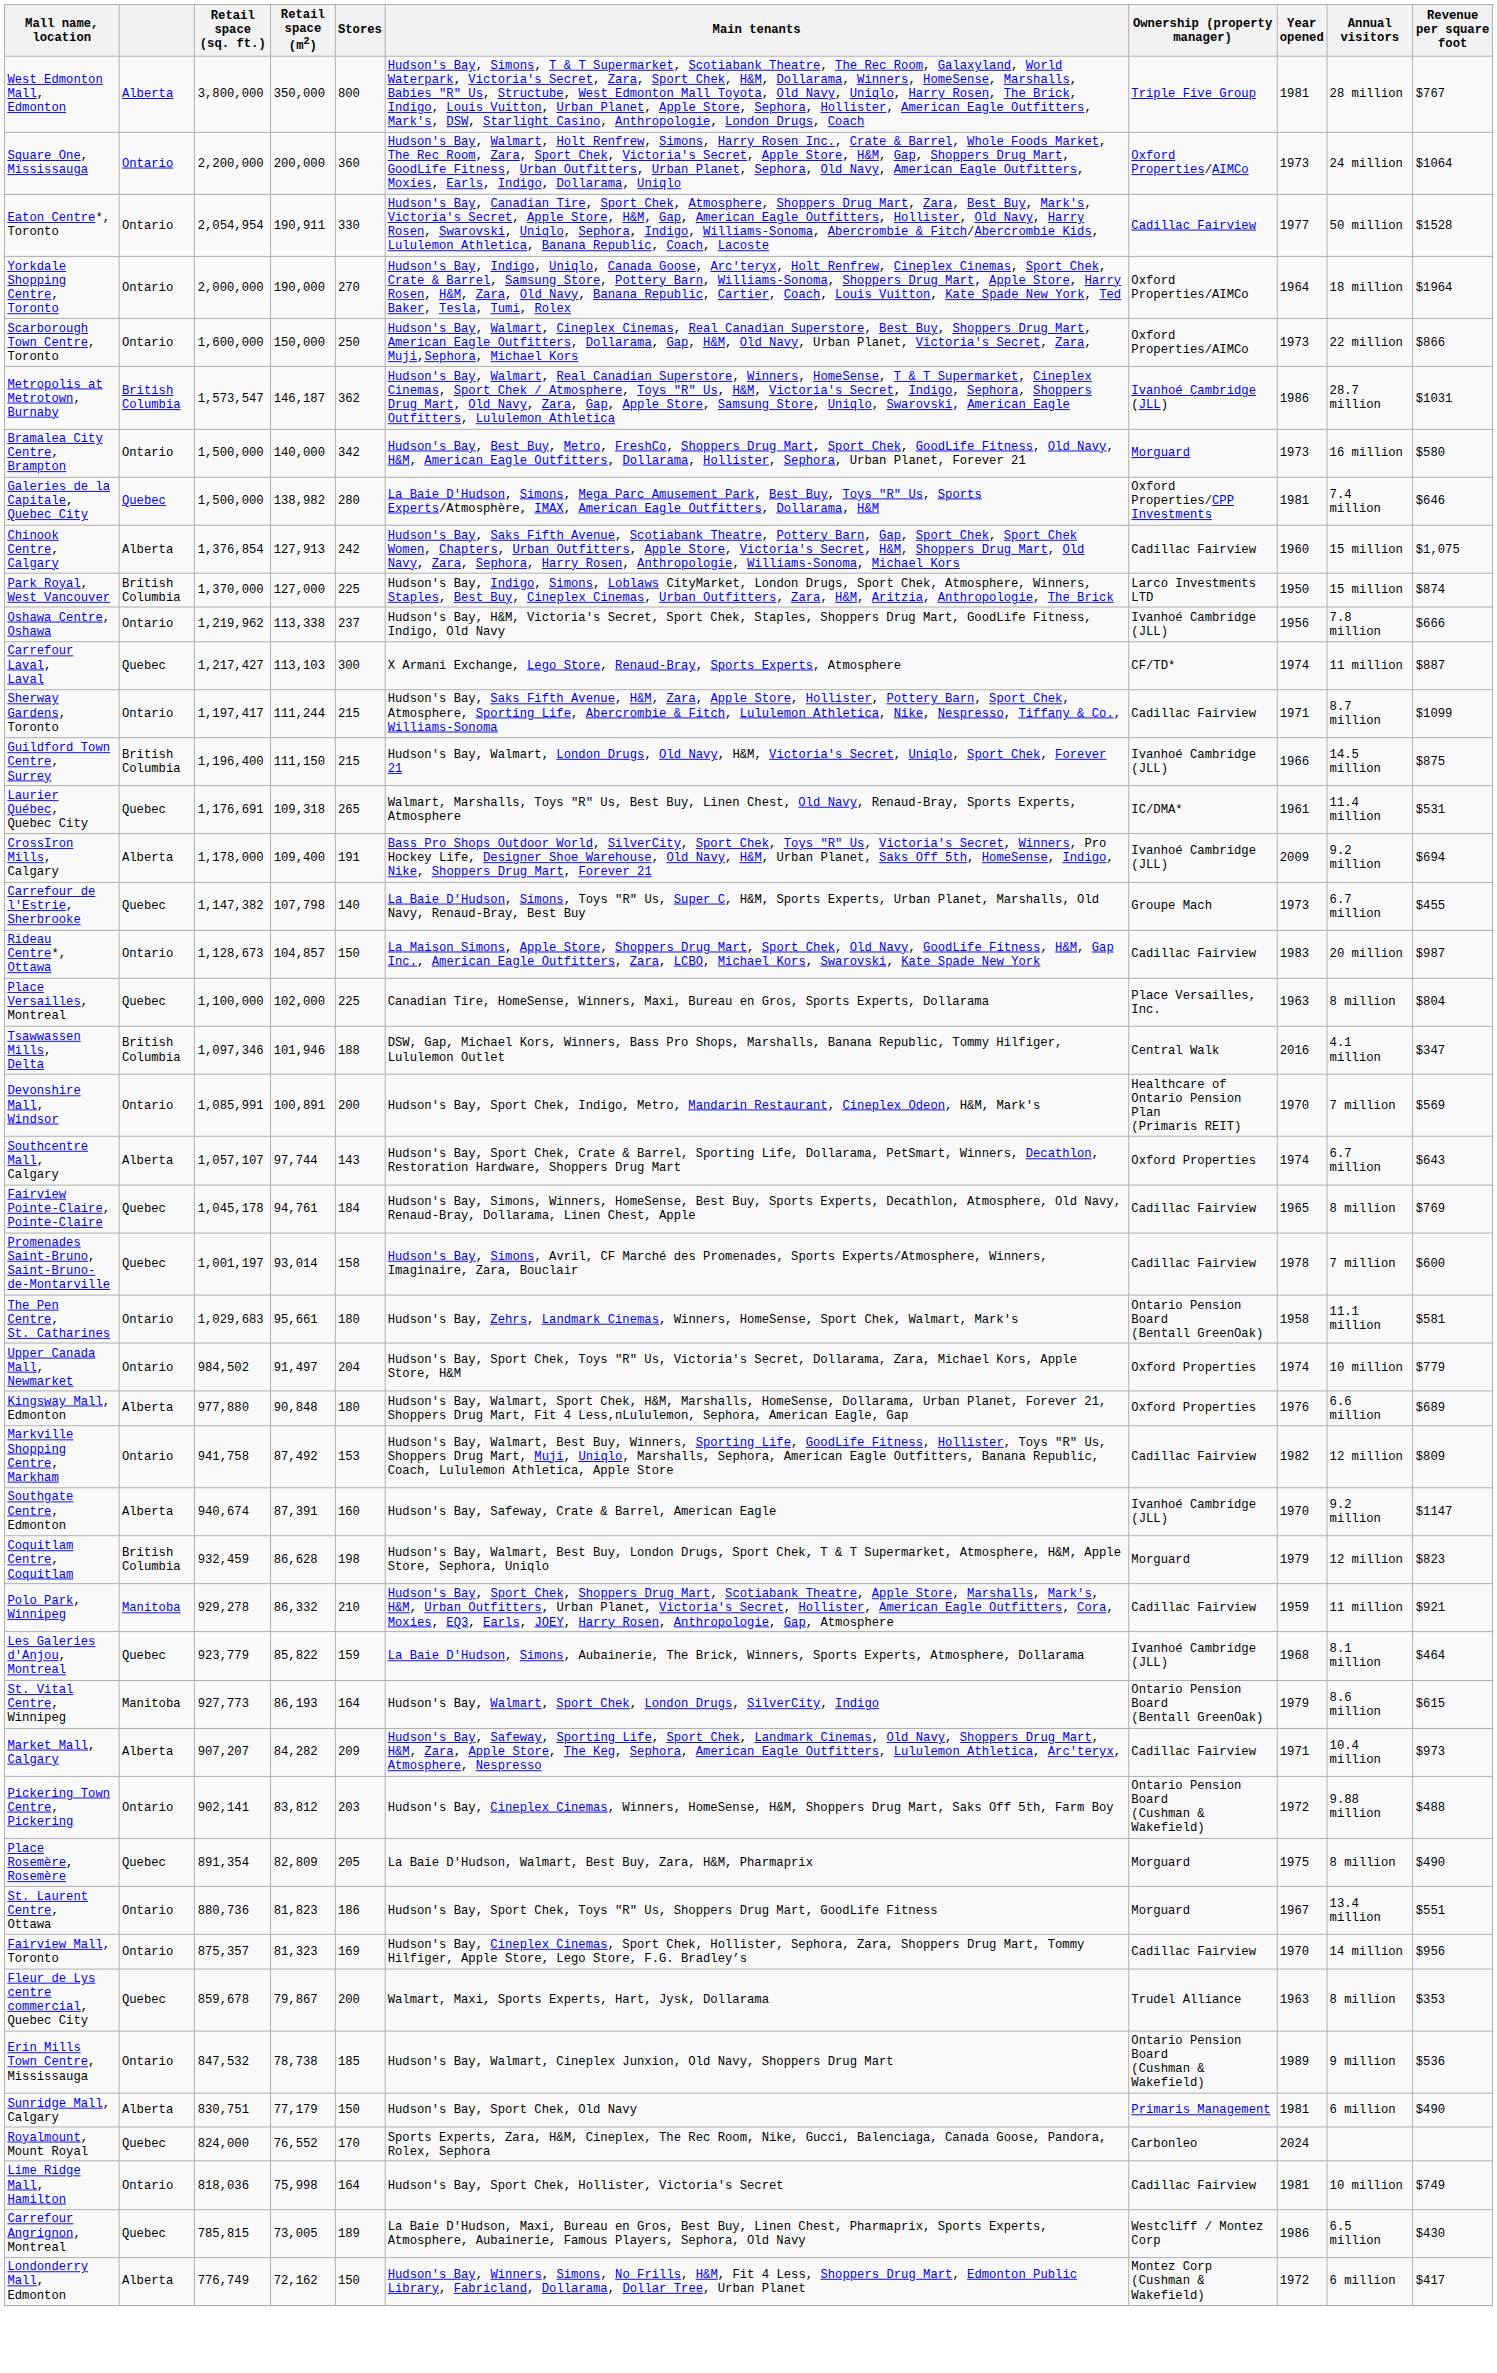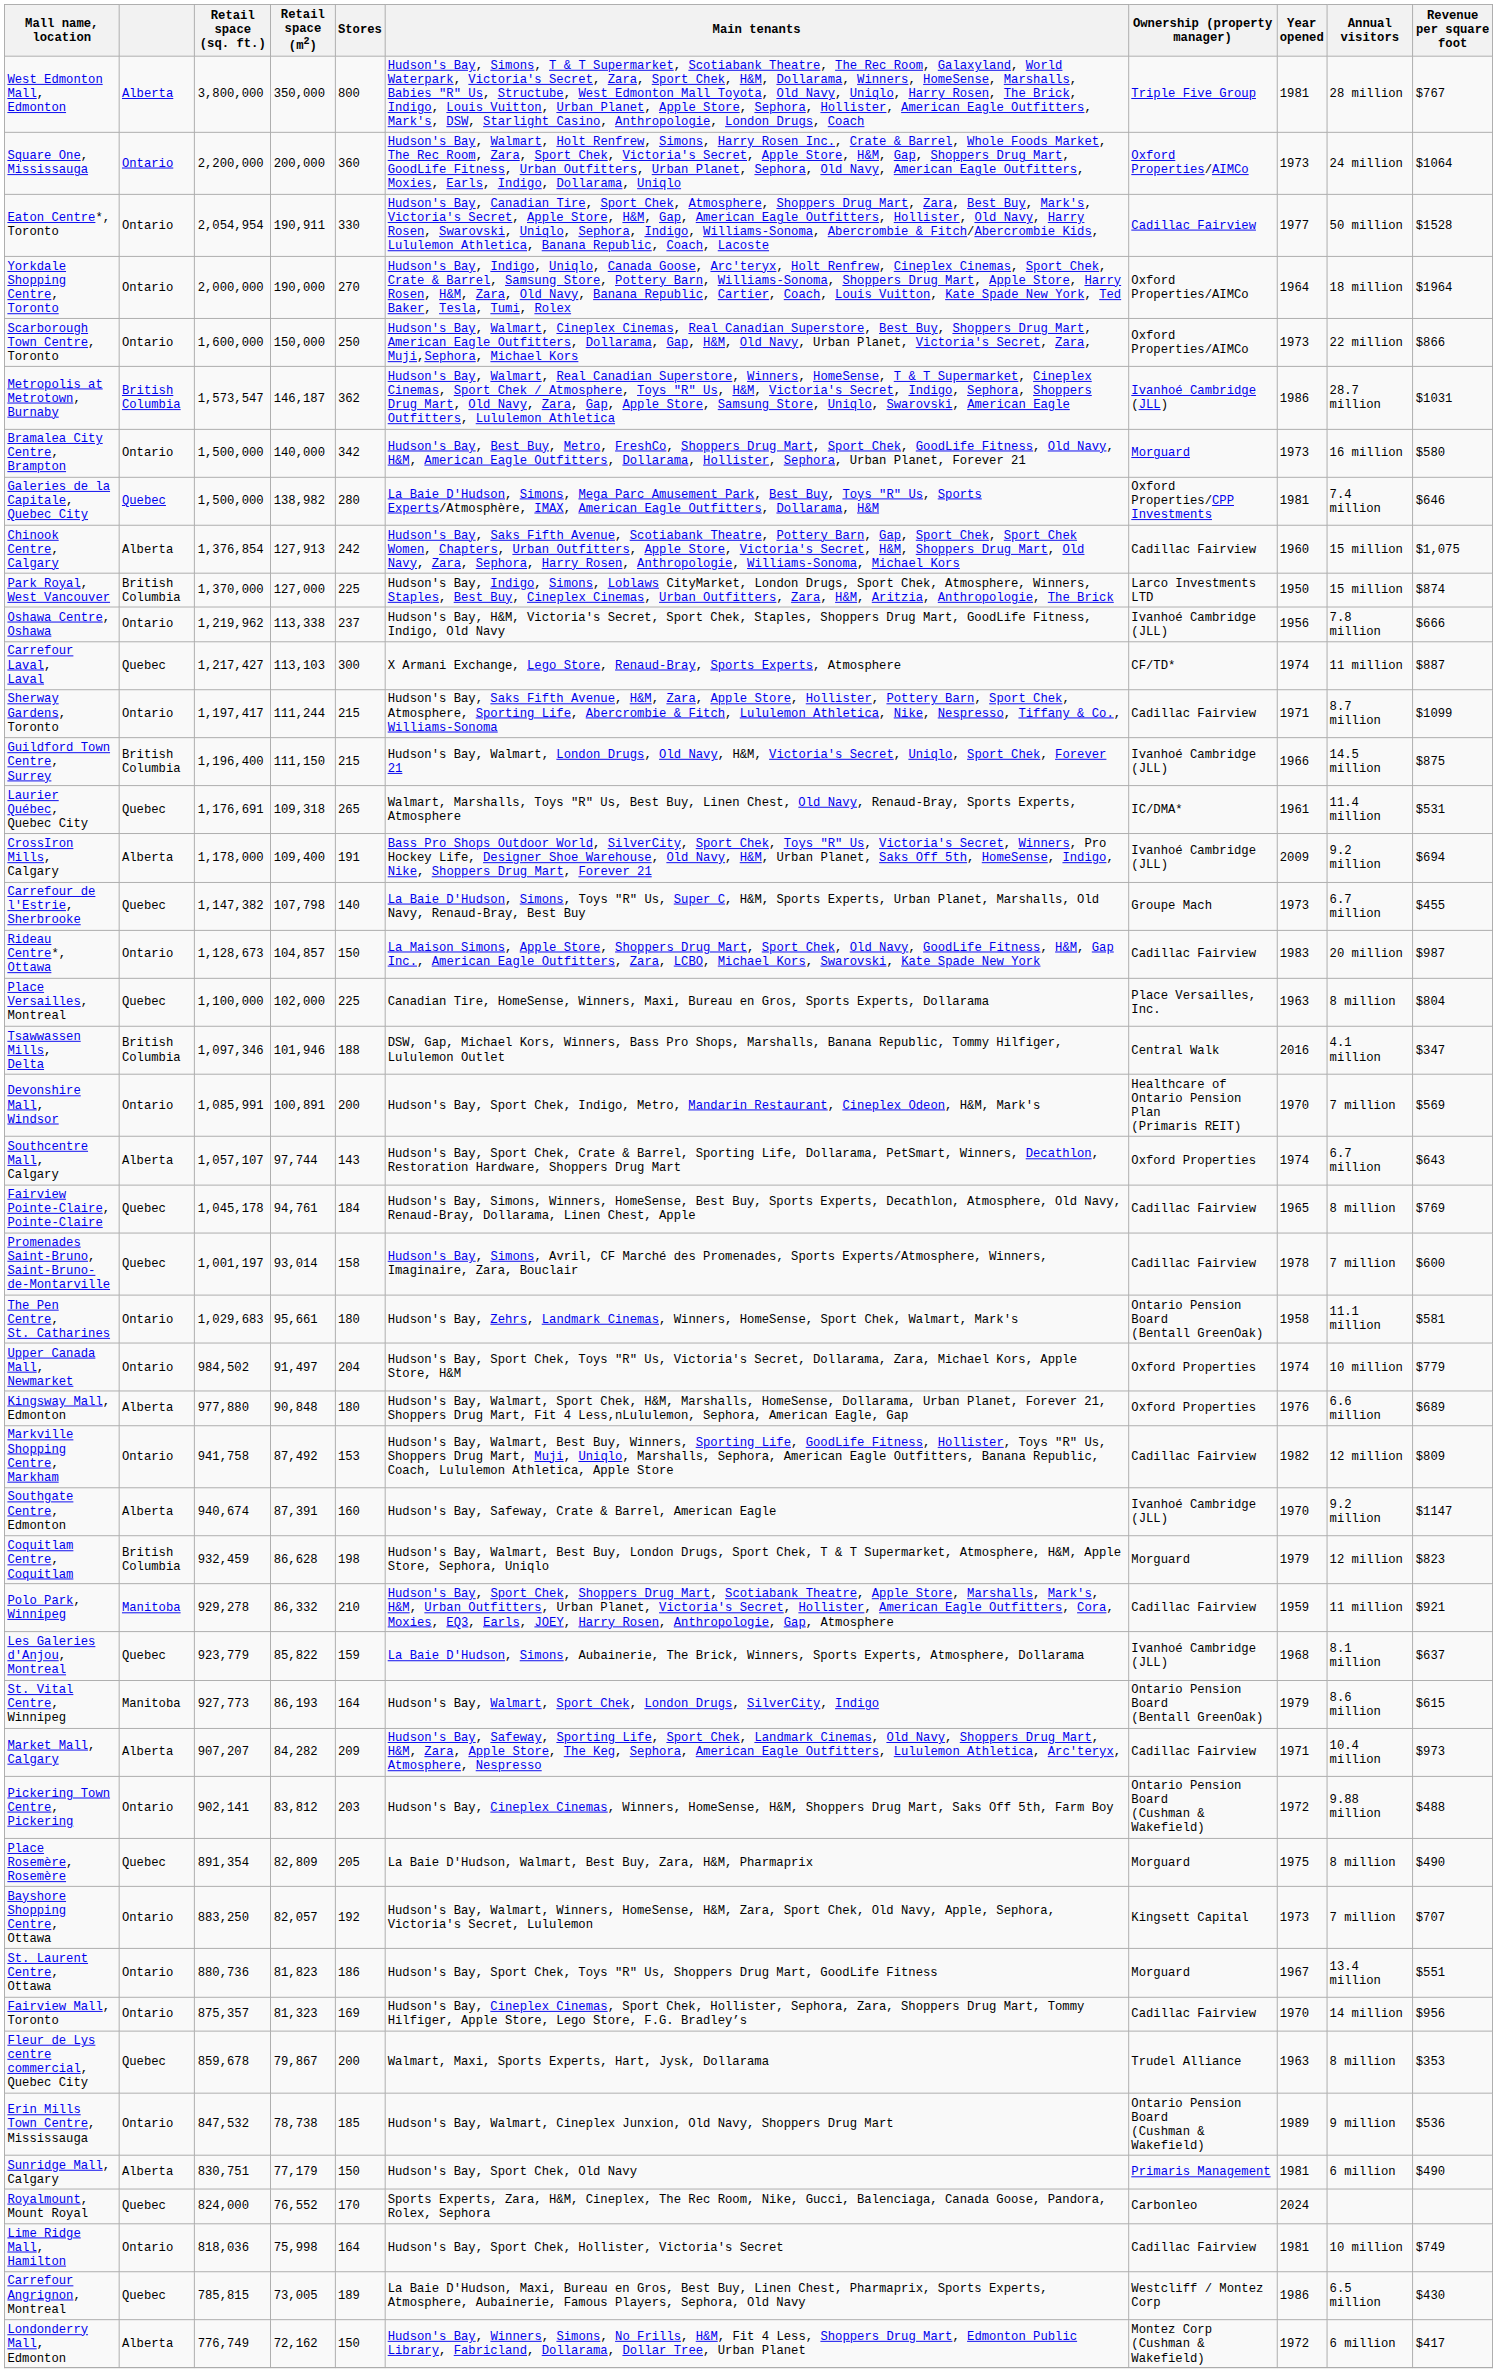(1430, 1656) $464 -> (1430, 1656) $637
+ row: (37, 1918)
